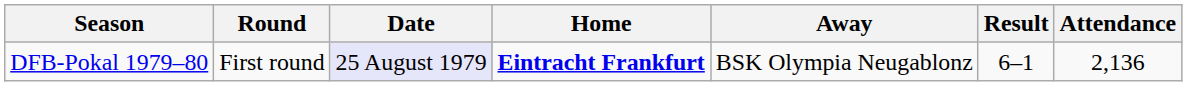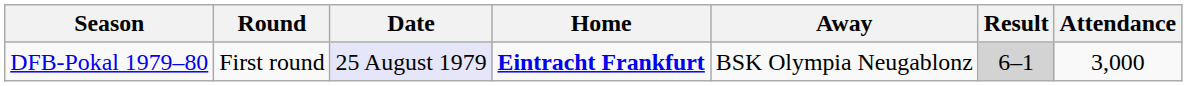(1016, 61) no background -> (1016, 61) lightgrey background
(1118, 61) 2,136 -> (1118, 61) 3,000
